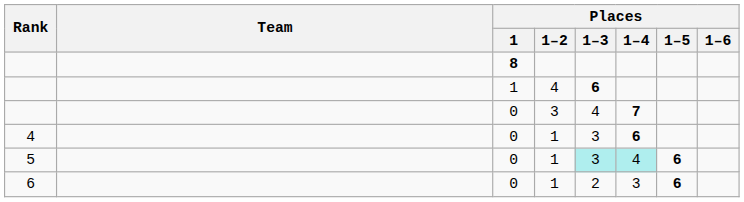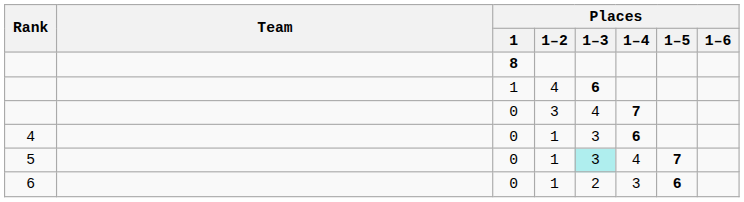(636, 160) paleturquoise background -> (636, 160) no background
(677, 160) 6 -> (677, 160) 7
